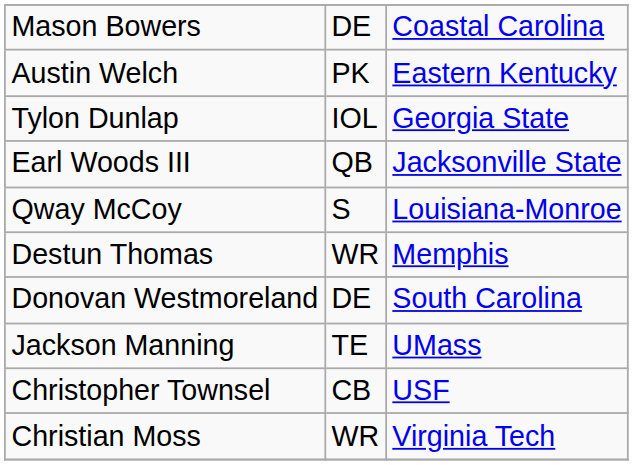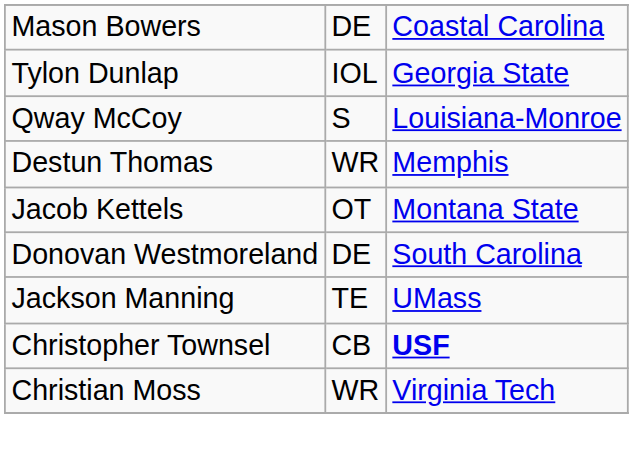- row: (95, 72)
- row: (101, 163)
+ row: (97, 208)
(421, 390) normal -> (421, 345) bold
